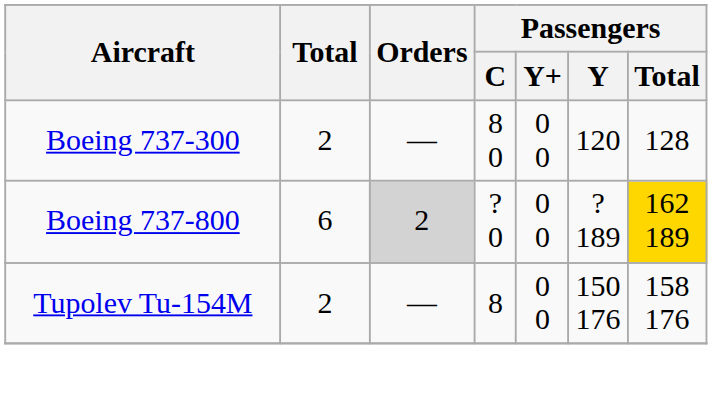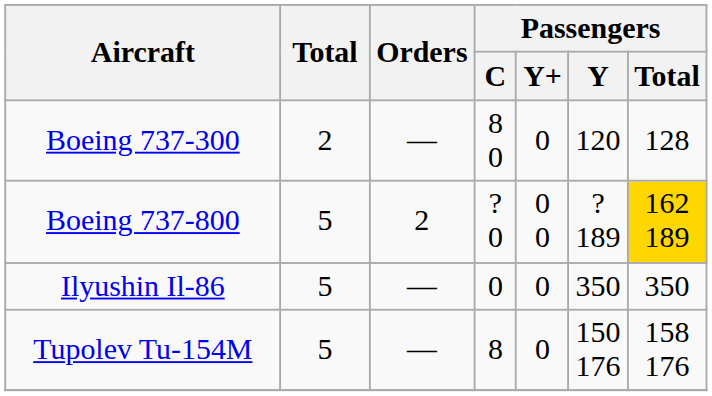(542, 139) 0 0 -> (542, 139) 0
(325, 221) 6 -> (325, 221) 5
(422, 221) lightgrey background -> (422, 221) no background
+ row: (143, 285)
(325, 302) 2 -> (325, 349) 5
(542, 302) 0 0 -> (542, 349) 0
